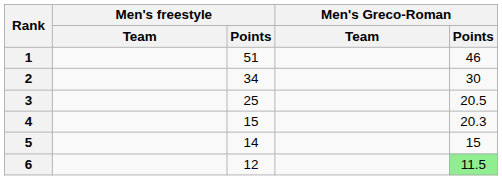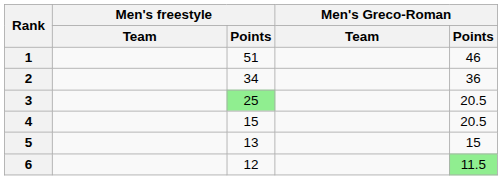(473, 79) 30 -> (473, 79) 36
(251, 100) no background -> (251, 100) lightgreen background
(473, 121) 20.3 -> (473, 121) 20.5
(251, 143) 14 -> (251, 143) 13
